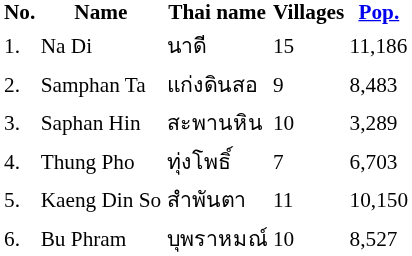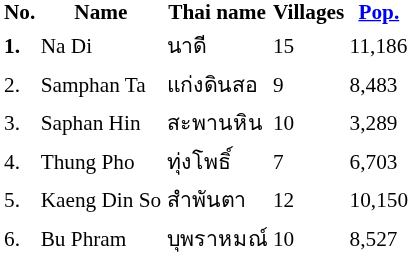(12, 45) normal -> (12, 45) bold
(283, 199) 11 -> (284, 199) 12
